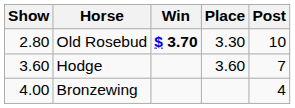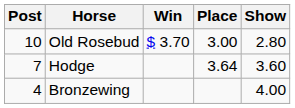columns swapped: (269, 16) <-> (29, 16)
(176, 41) bold -> (168, 41) normal
(230, 41) 3.30 -> (222, 41) 3.00
(230, 66) 3.60 -> (222, 66) 3.64
